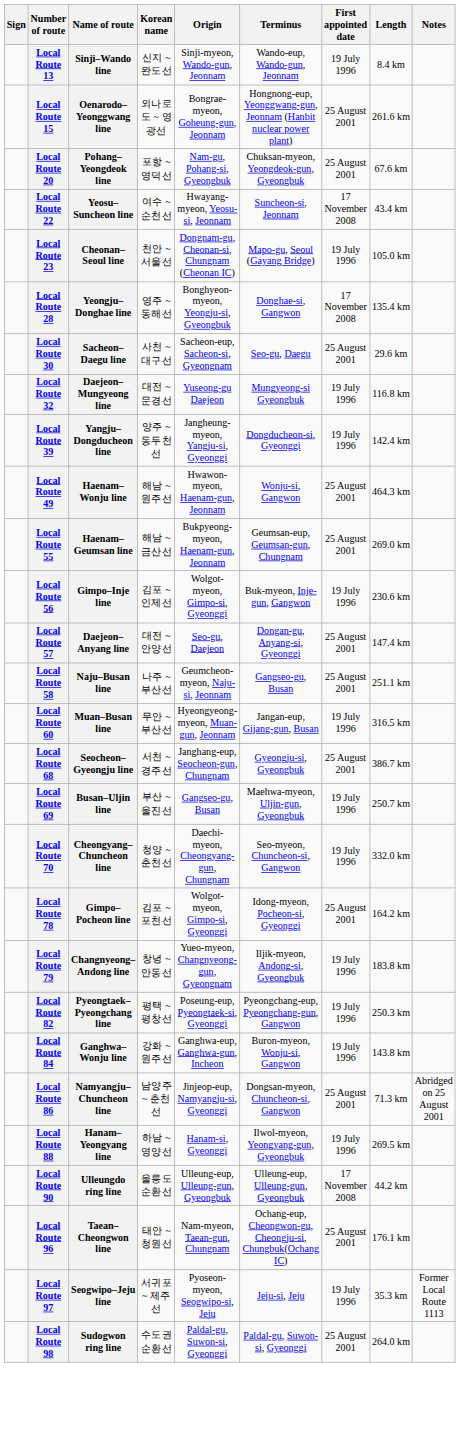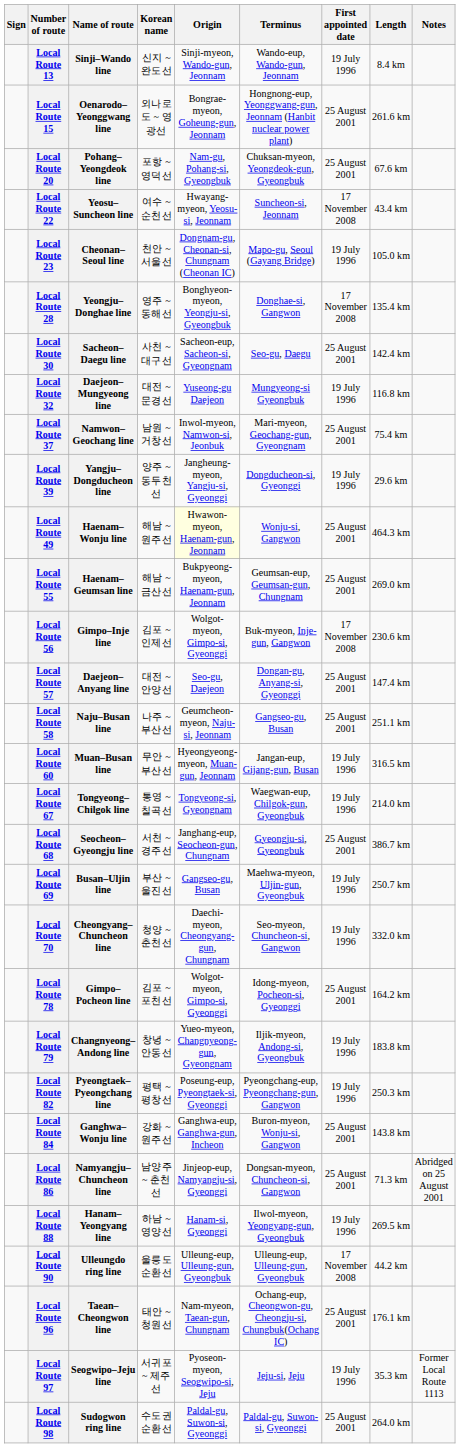(391, 353) 29.6 km -> (391, 353) 142.4 km
+ row: (48, 434)
(391, 440) 142.4 km -> (391, 480) 29.6 km
(207, 492) no background -> (207, 532) lightyellow background
(346, 596) 19 July 1996 -> (346, 636) 17 November 2008
+ row: (48, 803)
(346, 1052) 19 July 1996 -> (346, 1133) 25 August 2001
